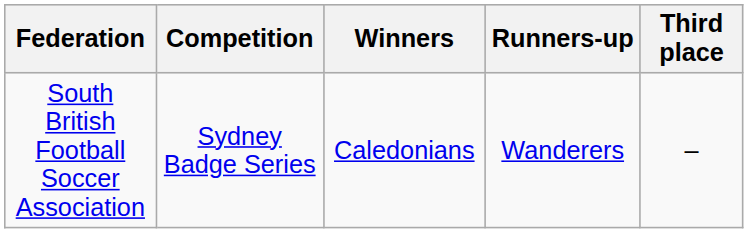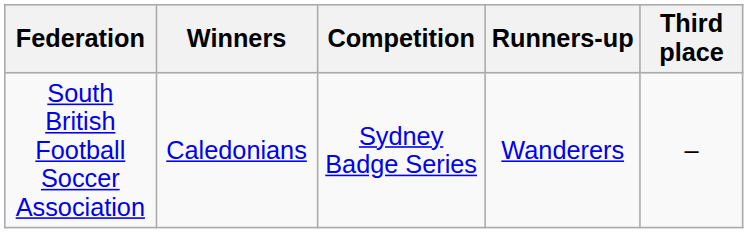columns swapped: (240, 38) <-> (404, 38)
